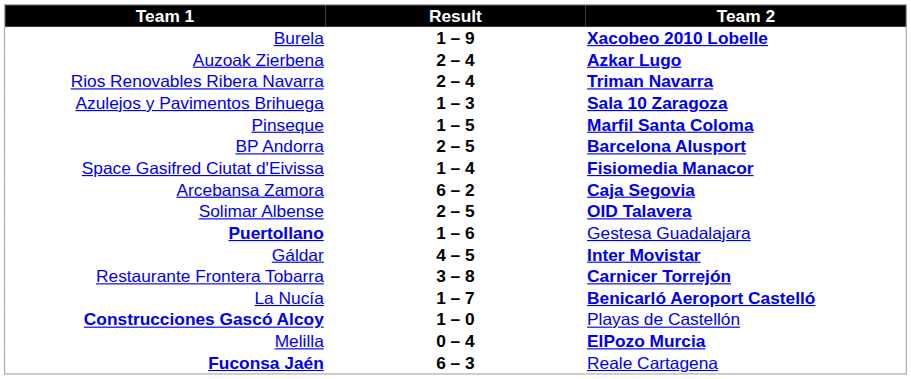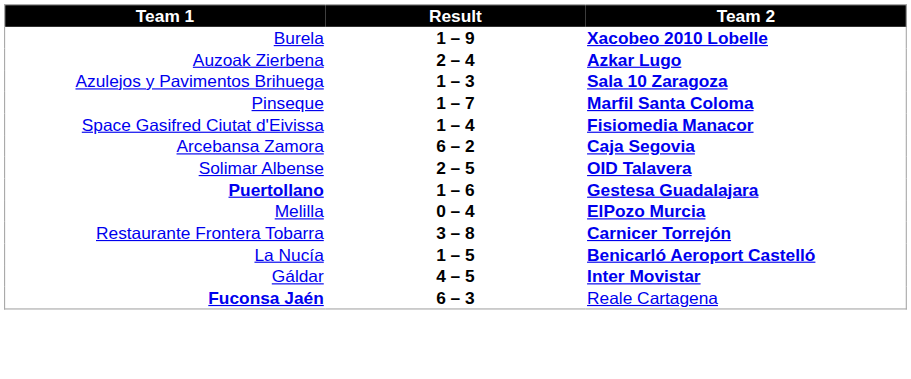- row: (197, 81)
(455, 124) 1 – 5 -> (455, 103) 1 – 7
- row: (280, 146)
(669, 233) normal -> (673, 189) bold
rows swapped: (298, 254) <-> (299, 341)
(455, 298) 1 – 7 -> (455, 254) 1 – 5
- row: (204, 319)
